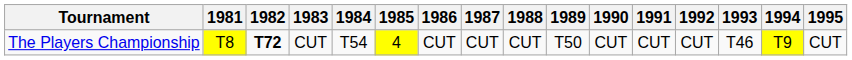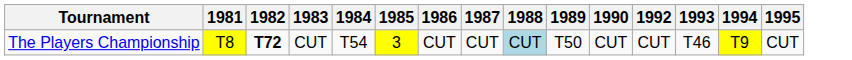- column: (654, 17)
(396, 43) 4 -> (396, 43) 3
(525, 43) no background -> (525, 43) lightblue background
